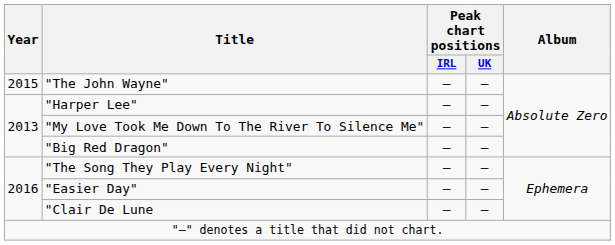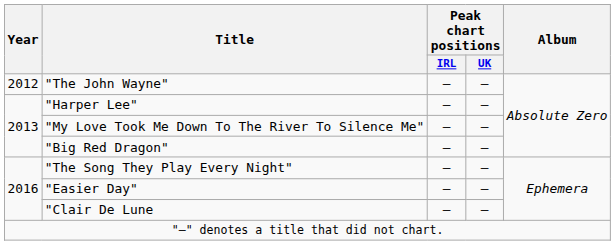(23, 84) 2015 -> (23, 84) 2012
